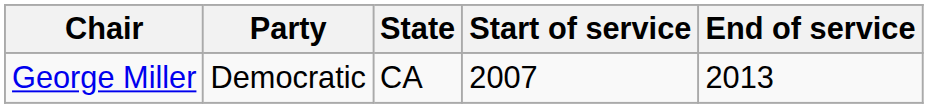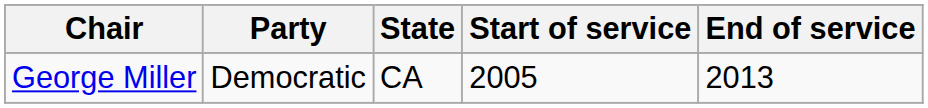(504, 77) 2007 -> (504, 77) 2005
